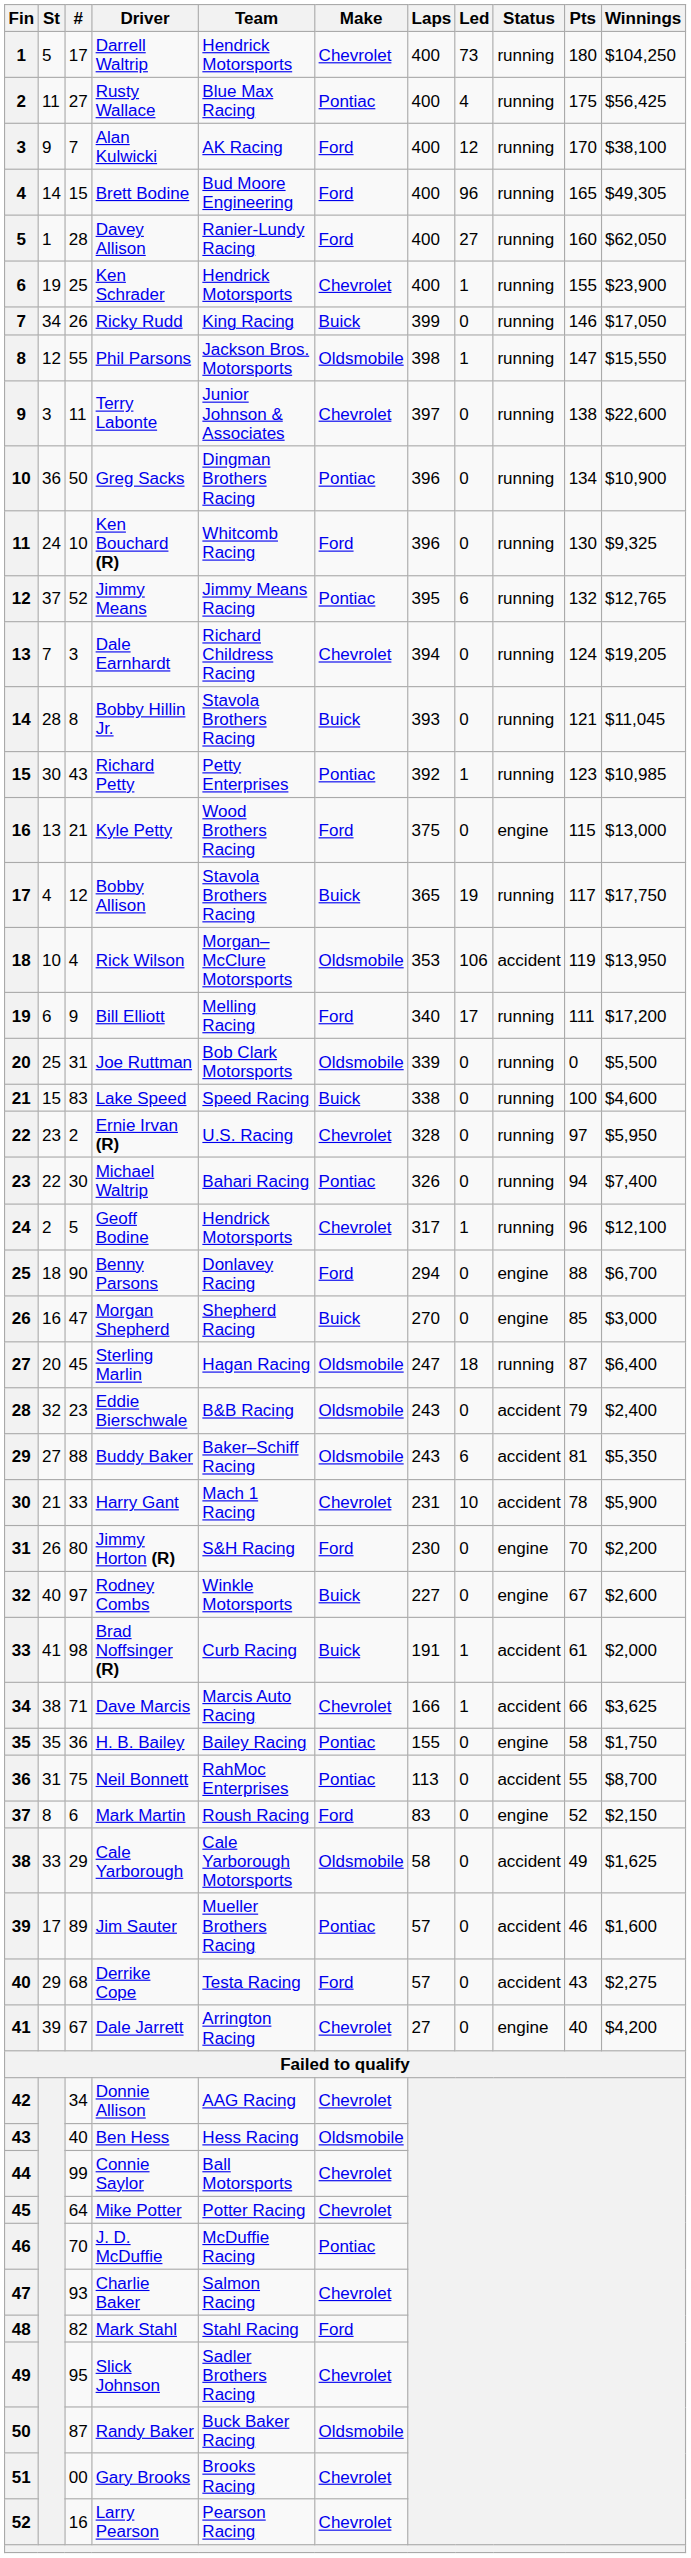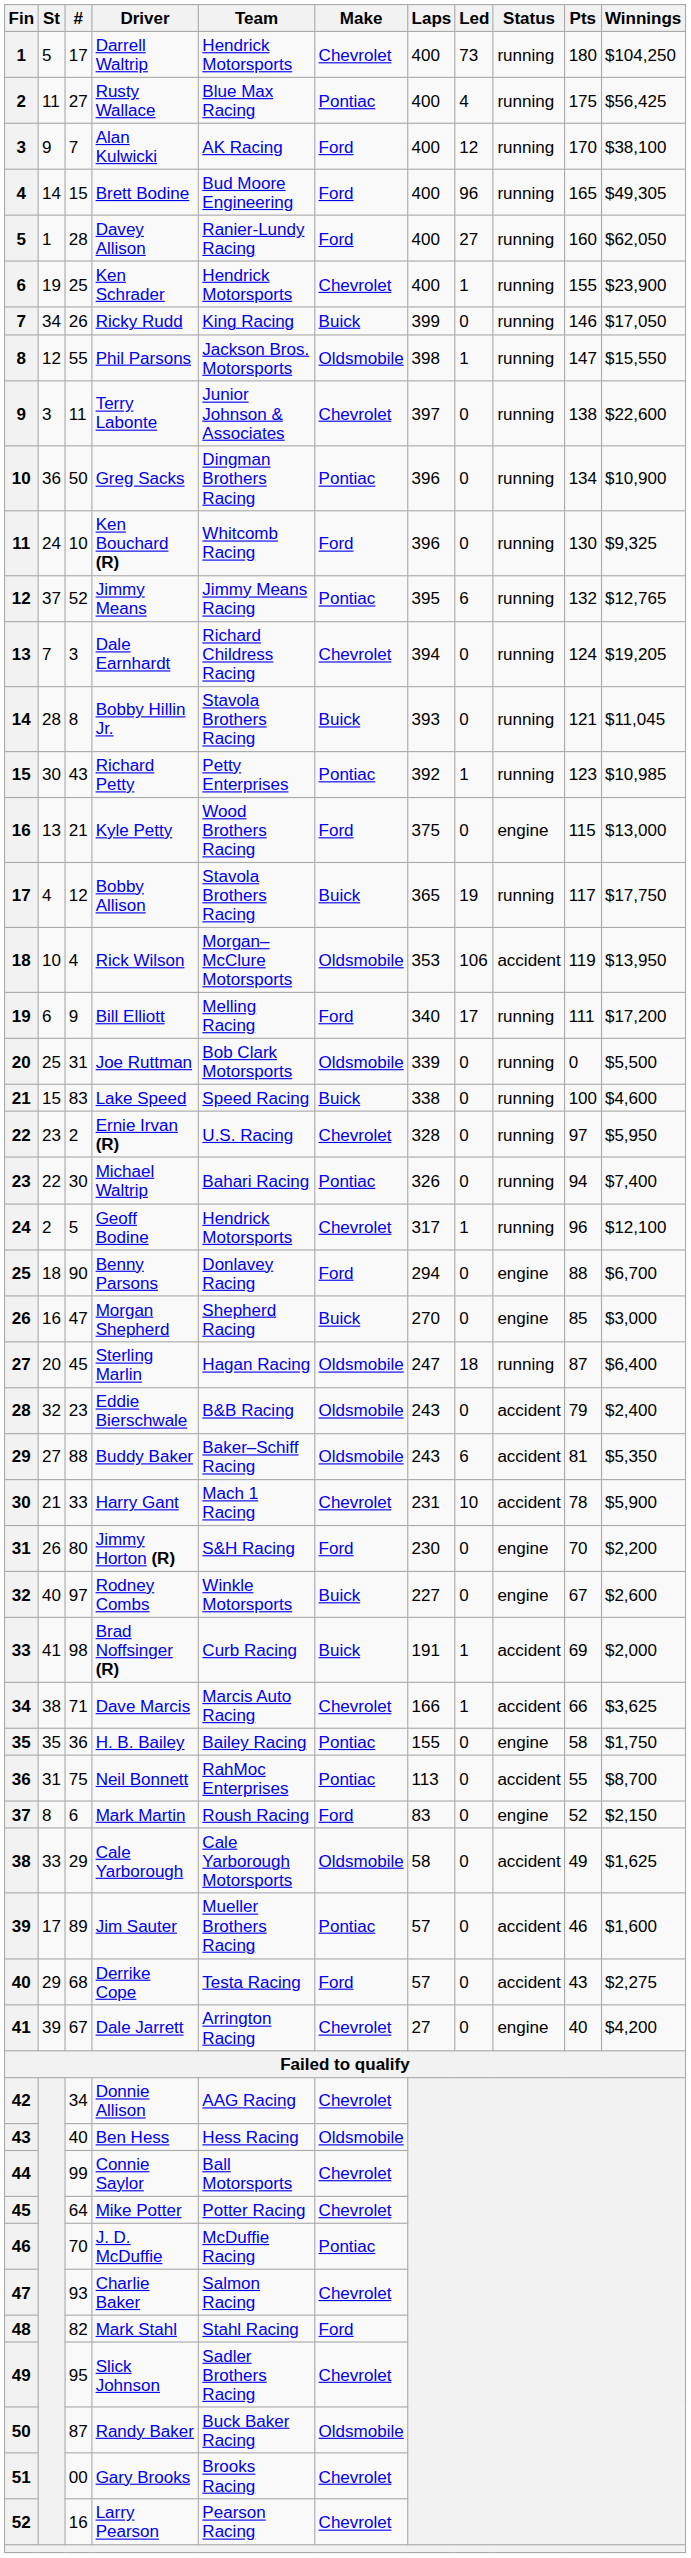(578, 1650) 61 -> (578, 1650) 69
